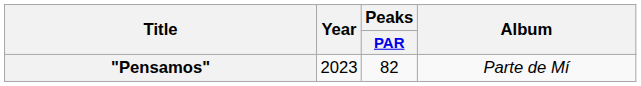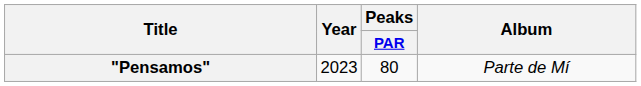(389, 67) 82 -> (389, 67) 80
